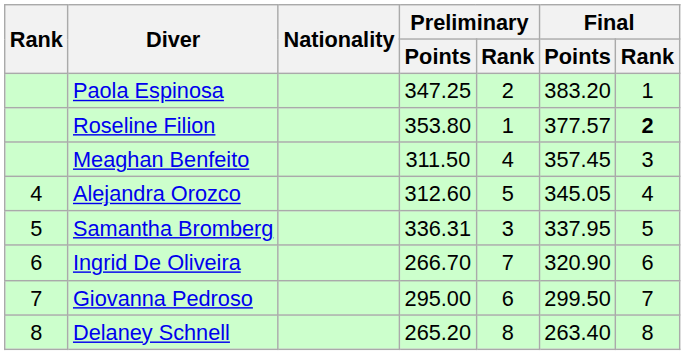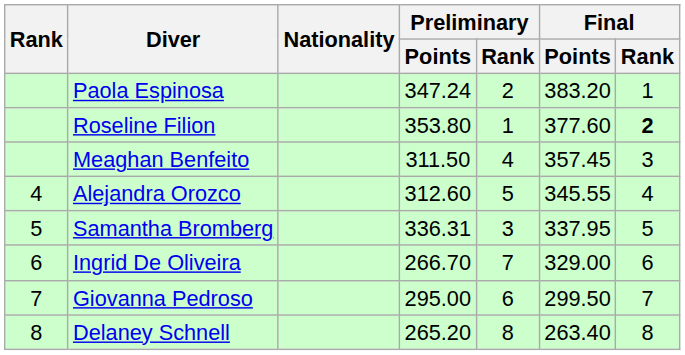(438, 91) 347.25 -> (438, 91) 347.24
(578, 125) 377.57 -> (578, 125) 377.60
(578, 194) 345.05 -> (578, 194) 345.55
(578, 263) 320.90 -> (578, 263) 329.00
